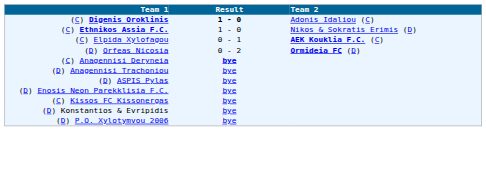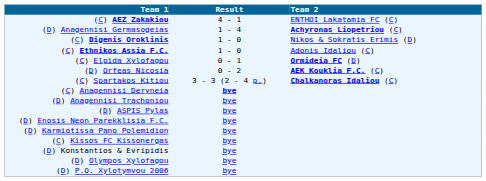+ row: (131, 20)
+ row: (105, 30)
(229, 20) bold -> (229, 40) normal
(333, 20) Adonis Idaliou (C) -> (354, 40) Nikos & Sokratis Erimis (D)
(354, 30) Nikos & Sokratis Erimis (D) -> (333, 50) Adonis Idaliou (C)
(337, 40) AEK Kouklia F.C. (C) -> (326, 60) Ormideia FC (D)
(326, 50) Ormideia FC (D) -> (337, 70) AEK Kouklia F.C. (C)
+ row: (122, 81)
+ row: (96, 131)
+ row: (119, 161)
